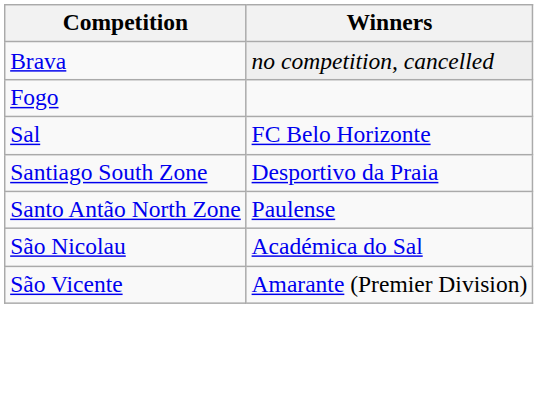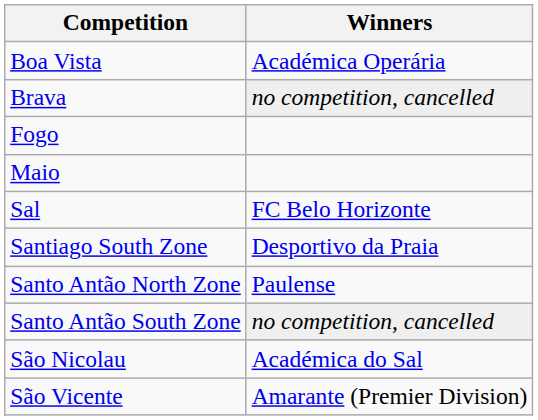+ row: (56, 60)
+ row: (35, 172)
+ row: (125, 321)
